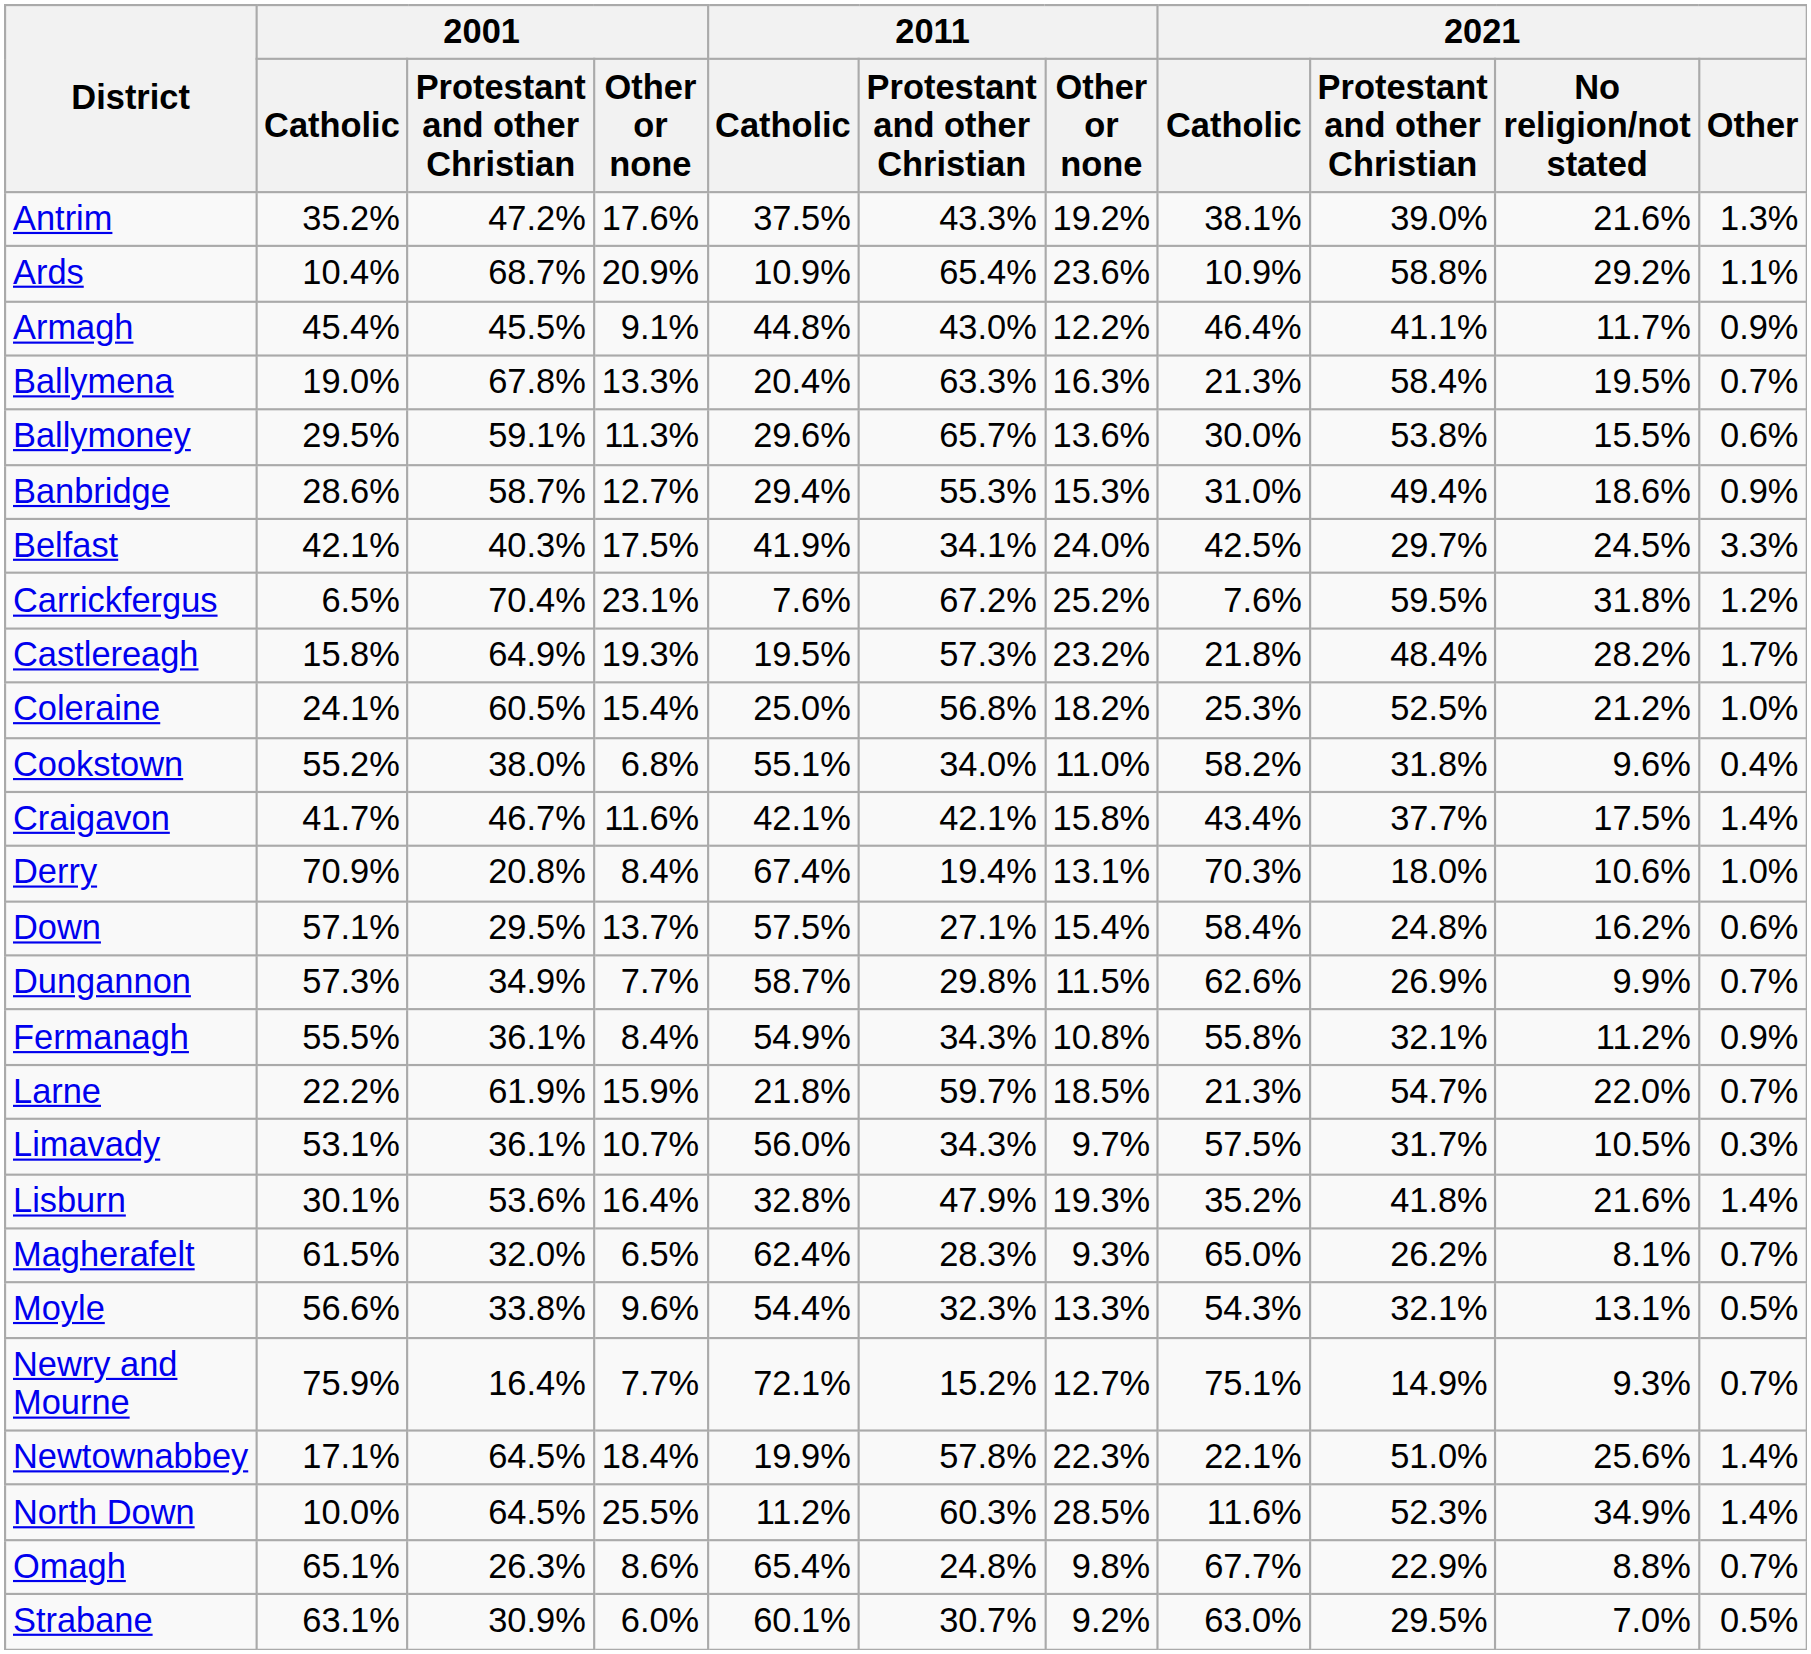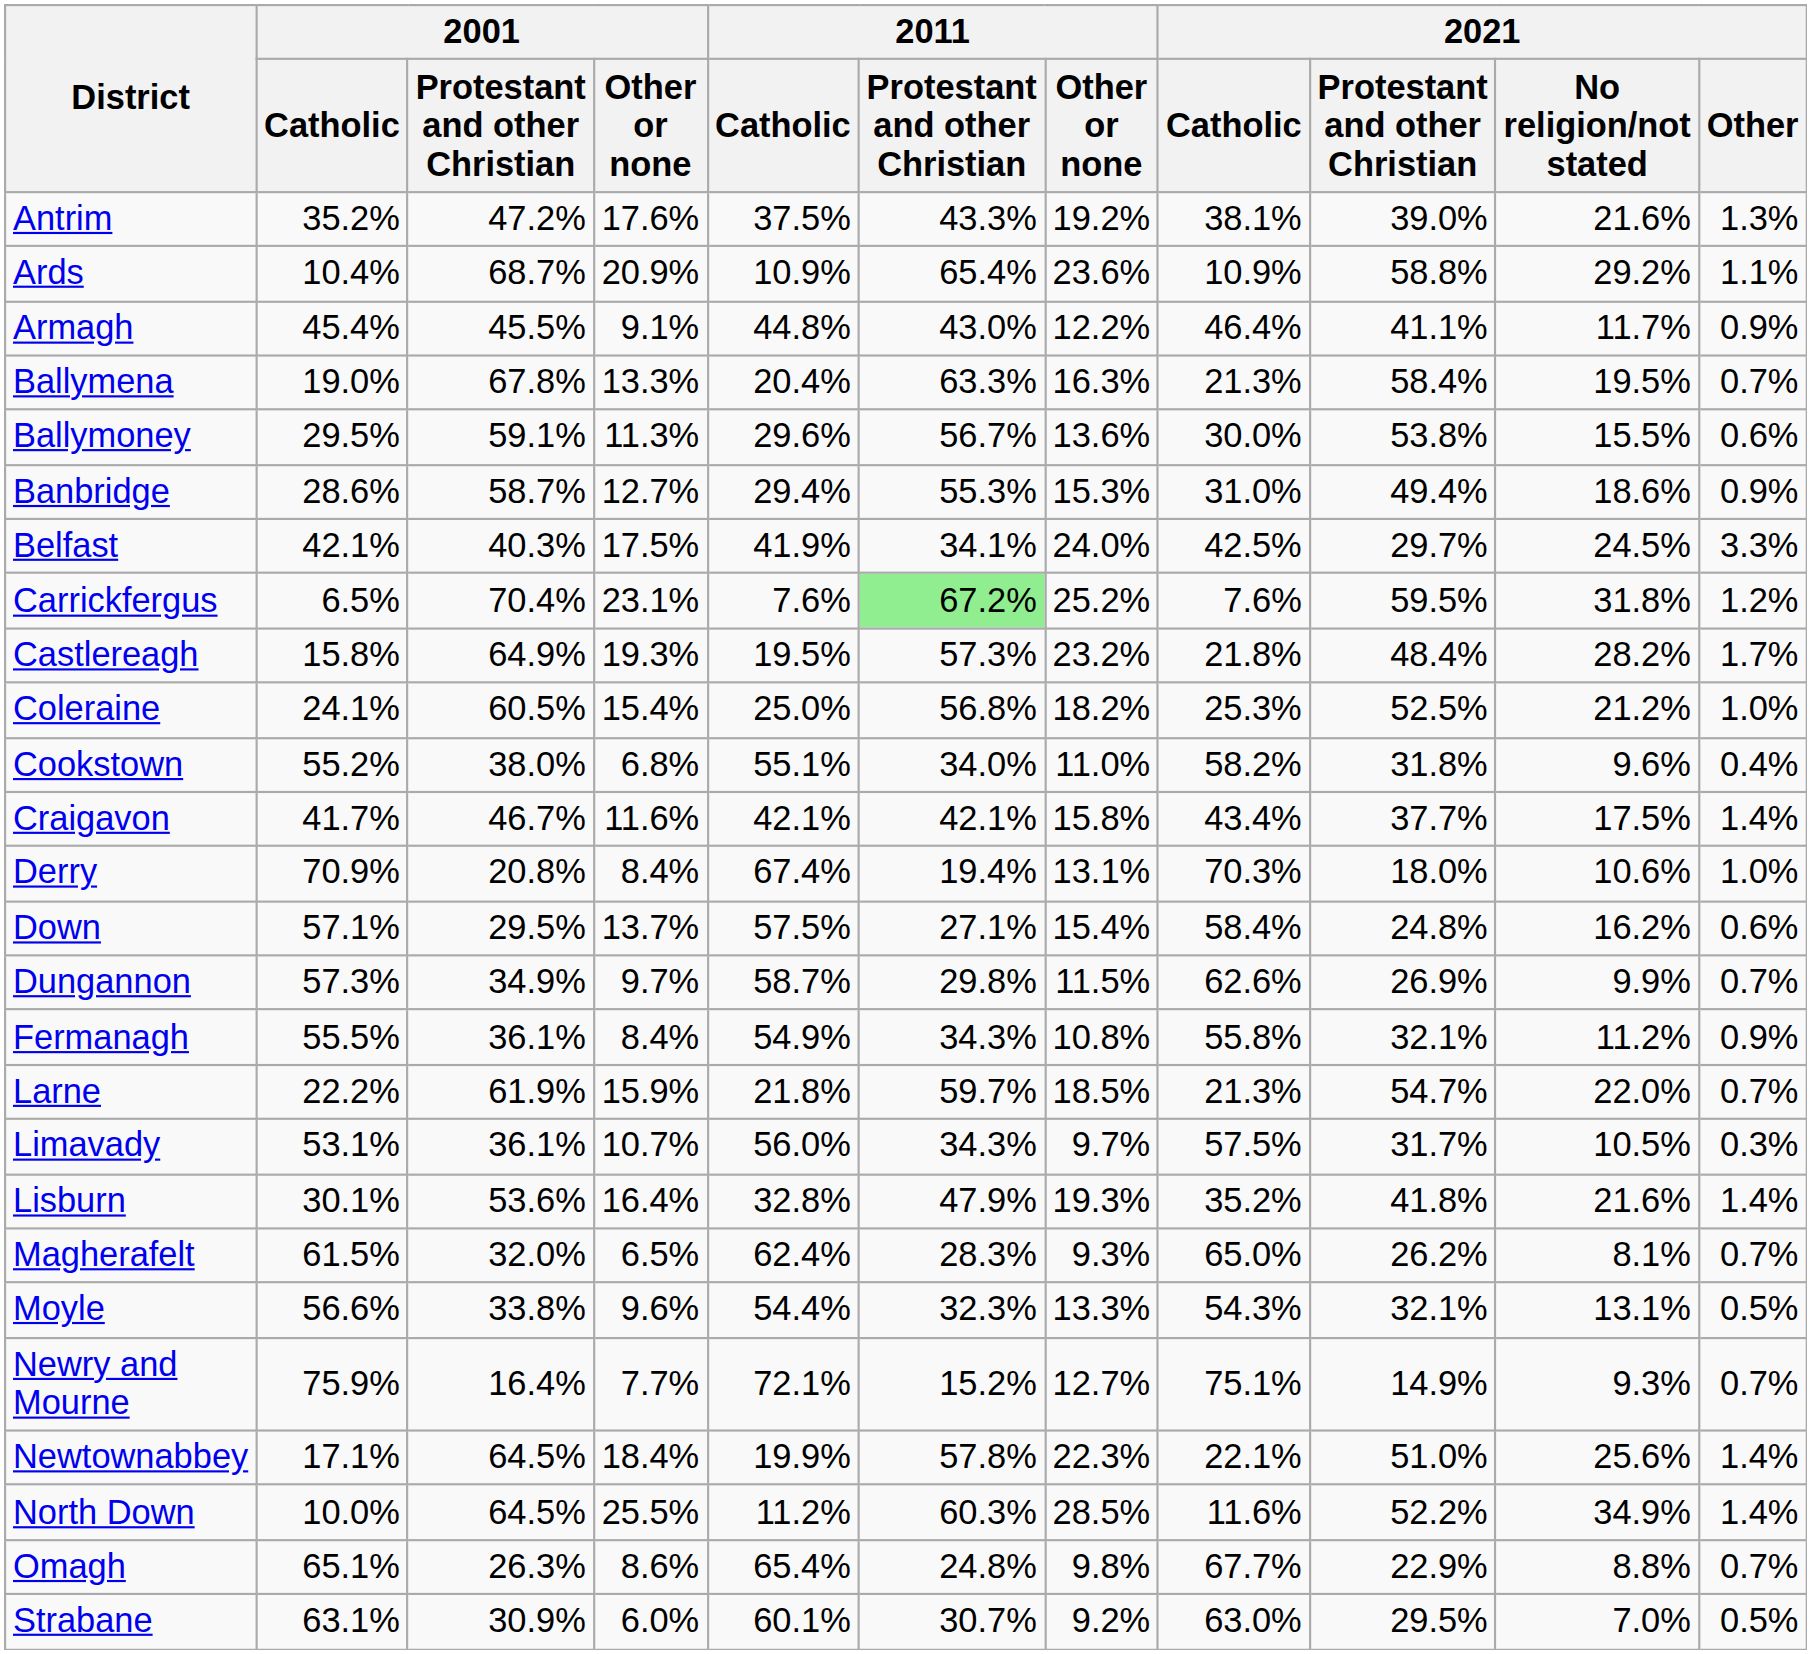(988, 436) 65.7% -> (988, 436) 56.7%
(988, 600) no background -> (988, 600) lightgreen background
(660, 982) 7.7% -> (660, 982) 9.7%
(1439, 1511) 52.3% -> (1439, 1511) 52.2%
